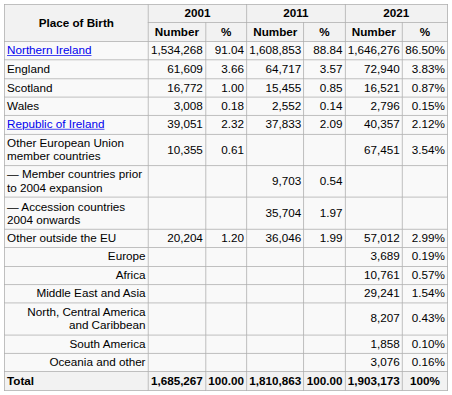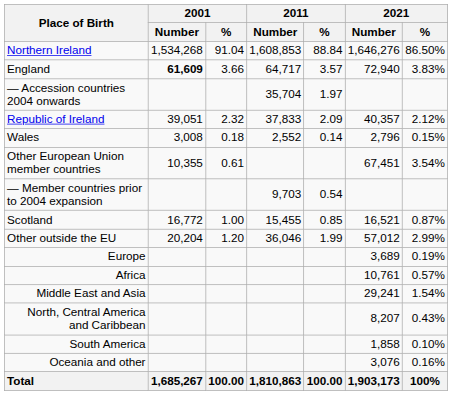(185, 69) normal -> (185, 69) bold
rows swapped: (30, 87) <-> (66, 213)
rows swapped: (23, 106) <-> (56, 124)
